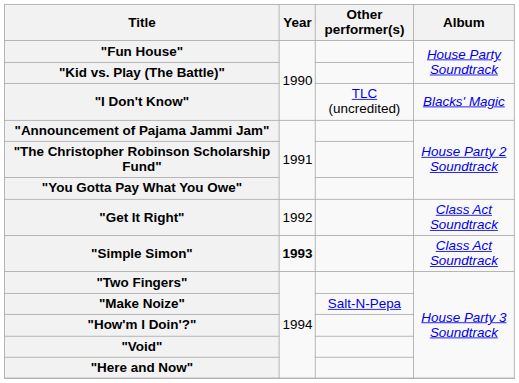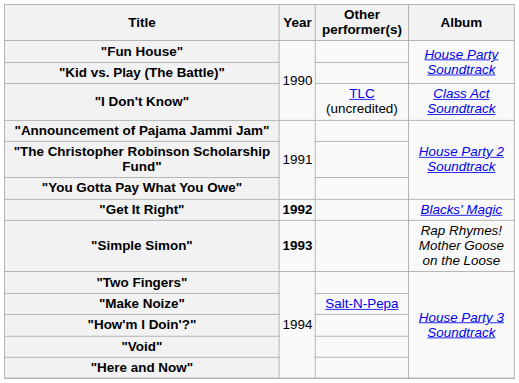(464, 101) Blacks' Magic -> (461, 101) Class Act Soundtrack
(297, 217) normal -> (297, 209) bold
(464, 217) Class Act Soundtrack -> (461, 209) Blacks' Magic
(464, 253) Class Act Soundtrack -> (461, 246) Rap Rhymes! Mother Goose on the Loose
